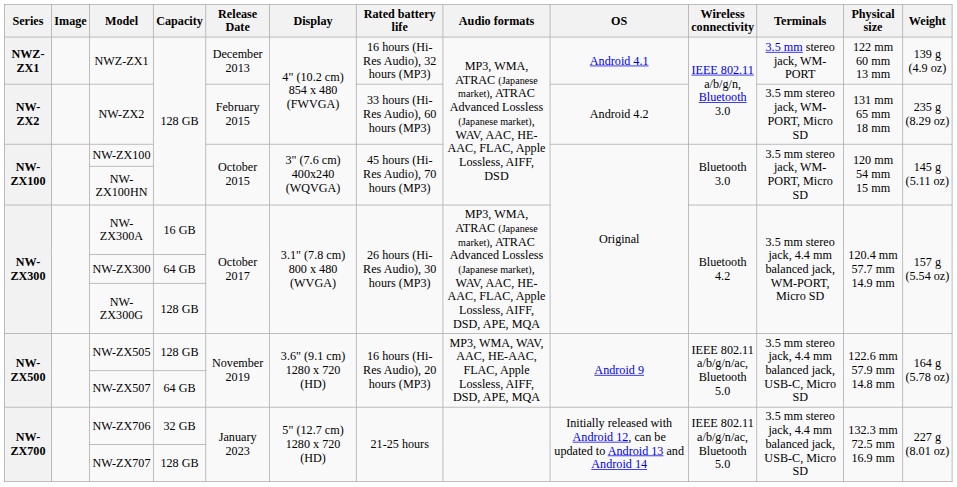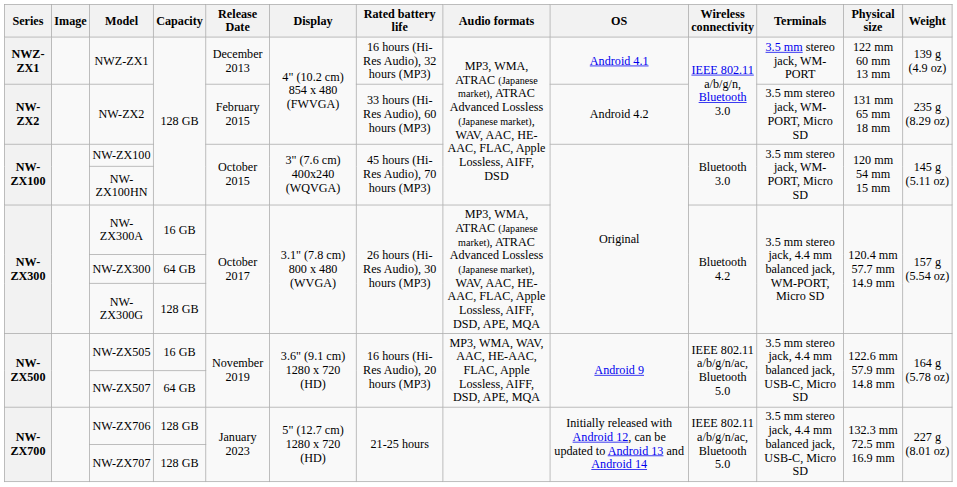(179, 351) 128 GB -> (179, 351) 16 GB
(179, 425) 32 GB -> (179, 425) 128 GB
